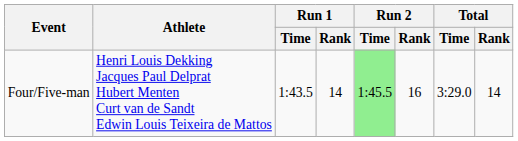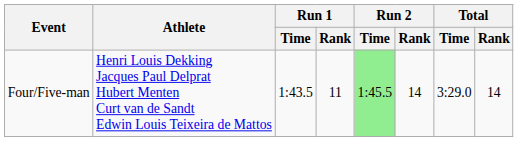(335, 93) 14 -> (335, 93) 11
(415, 93) 16 -> (415, 93) 14
